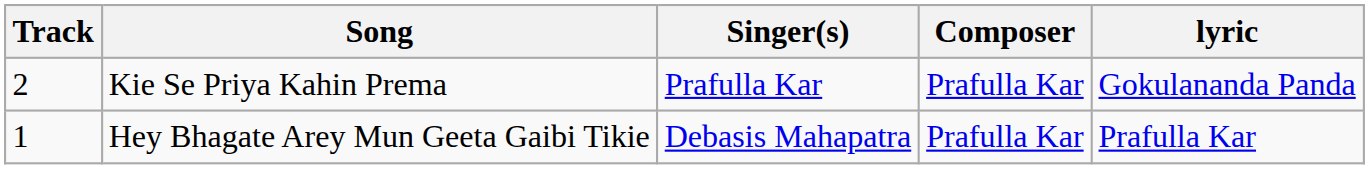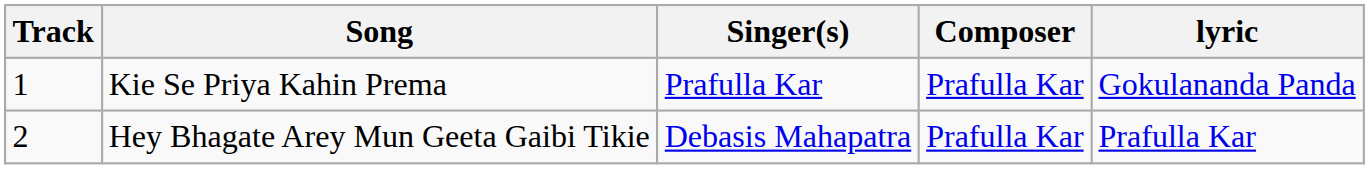(21, 84) 2 -> (21, 84) 1
(21, 136) 1 -> (21, 136) 2
